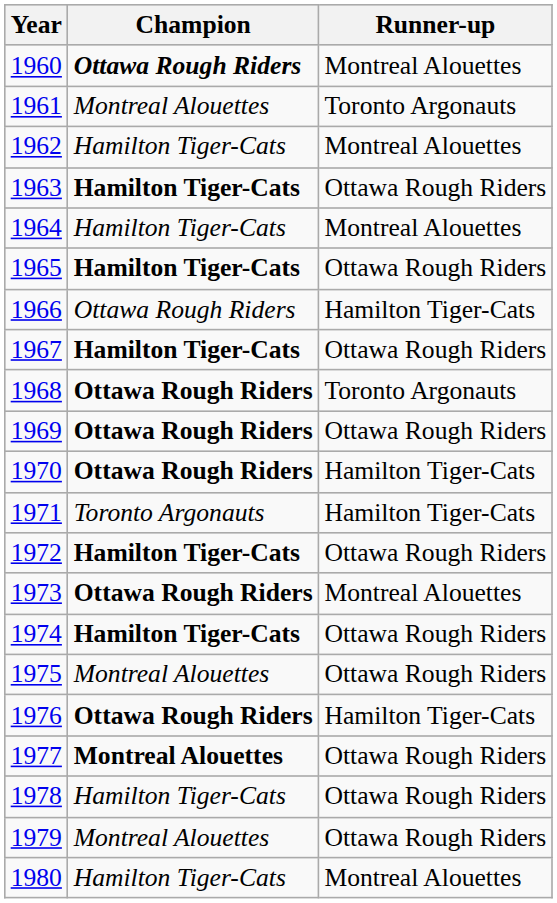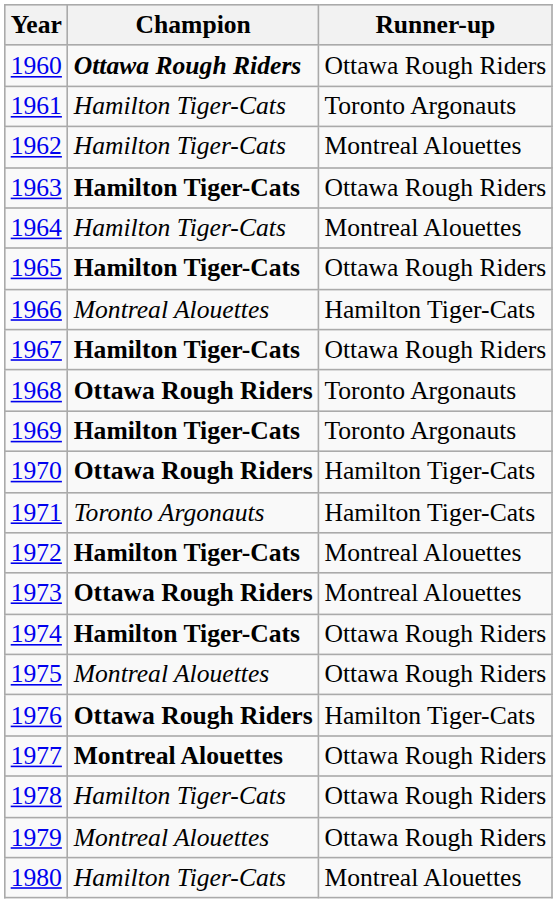(423, 65) Montreal Alouettes -> (435, 65) Ottawa Rough Riders
(171, 106) Montreal Alouettes -> (180, 106) Hamilton Tiger-Cats
(185, 308) Ottawa Rough Riders -> (171, 308) Montreal Alouettes
(193, 430) Ottawa Rough Riders -> (187, 430) Hamilton Tiger-Cats
(435, 430) Ottawa Rough Riders -> (420, 430) Toronto Argonauts
(435, 552) Ottawa Rough Riders -> (423, 552) Montreal Alouettes
